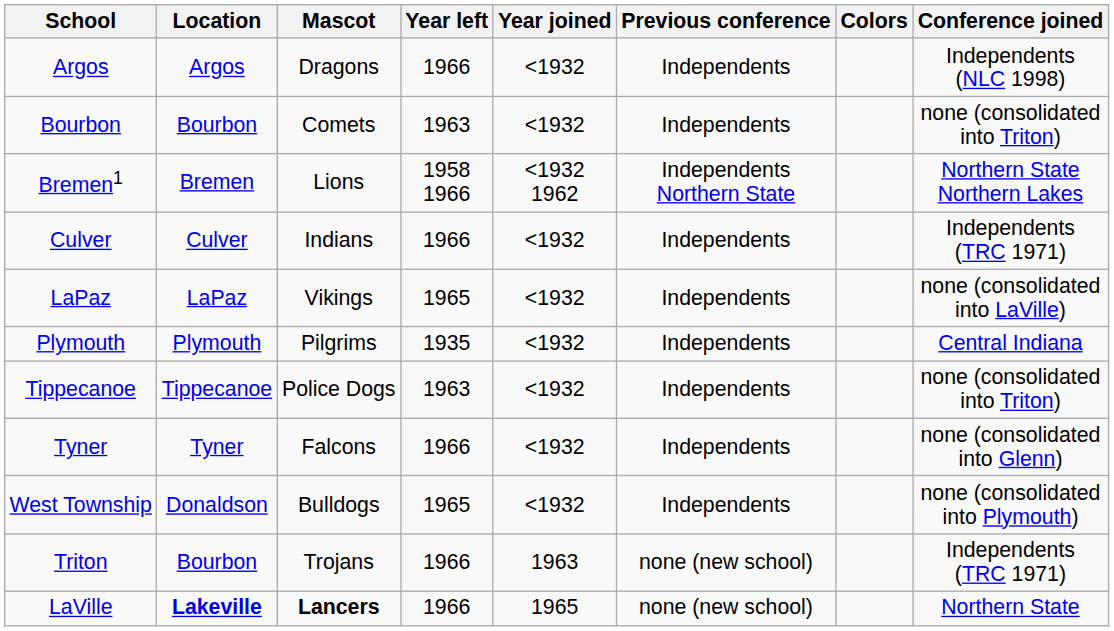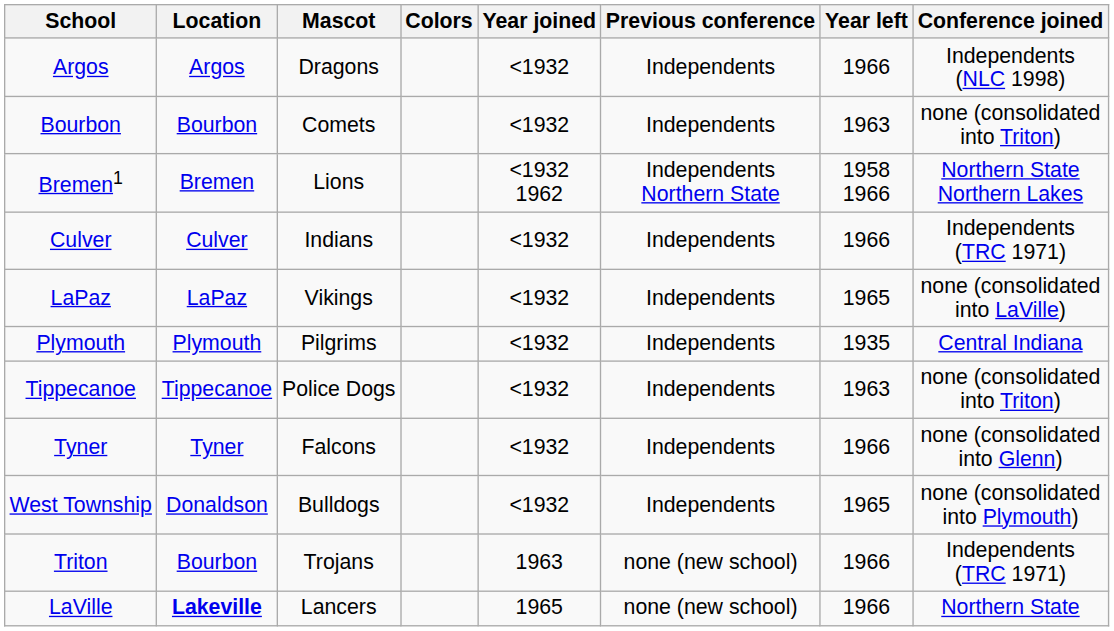columns swapped: (874, 21) <-> (447, 21)
(339, 608) bold -> (339, 608) normal
